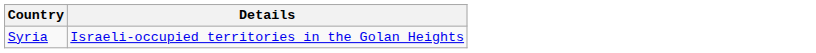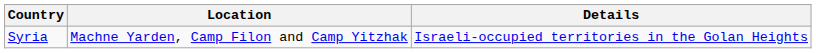+ column: (239, 15)
